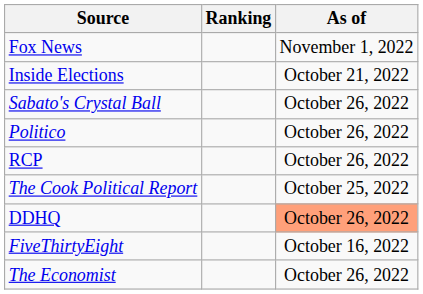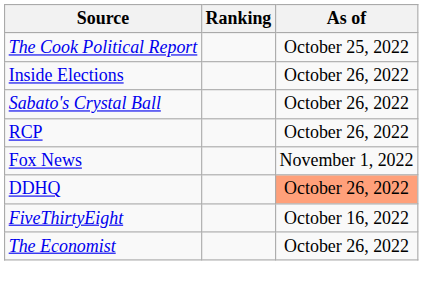rows swapped: (103, 189) <-> (45, 47)
(347, 75) October 21, 2022 -> (347, 75) October 26, 2022
- row: (37, 132)
